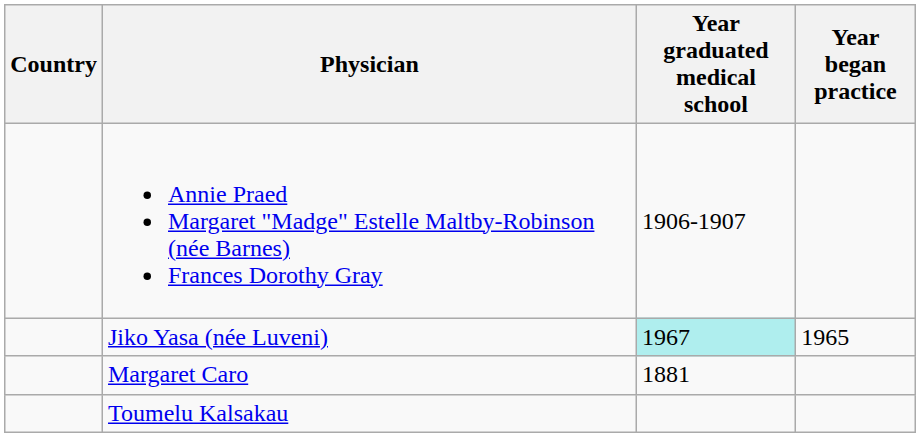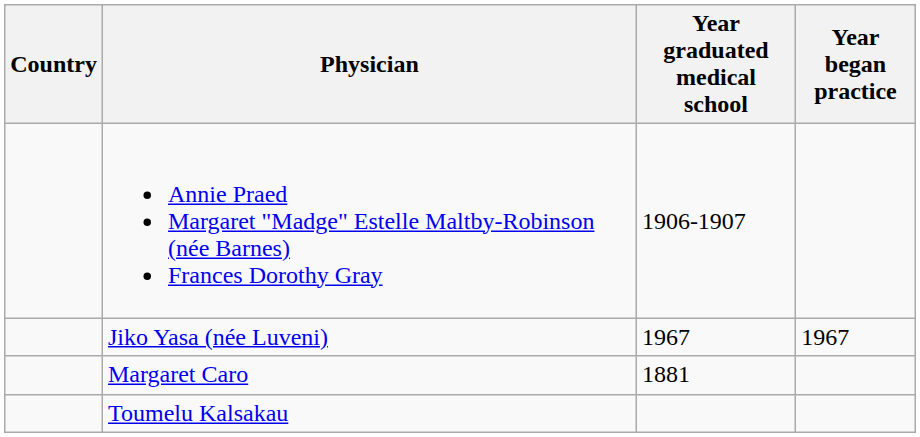(666, 336) paleturquoise background -> (666, 336) no background
(825, 336) 1965 -> (825, 336) 1967
